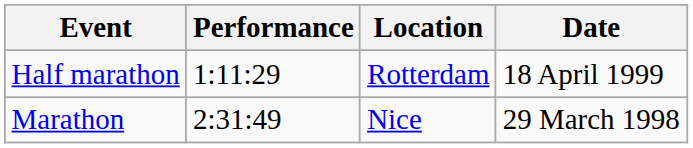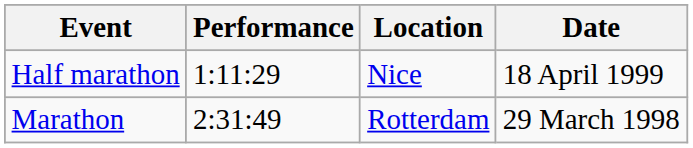(428, 73) Rotterdam -> (394, 73) Nice
(394, 119) Nice -> (428, 119) Rotterdam
